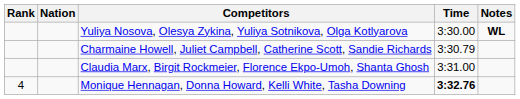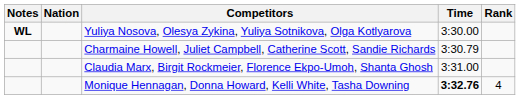columns swapped: (21, 13) <-> (496, 13)
